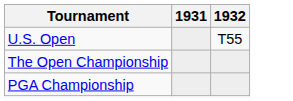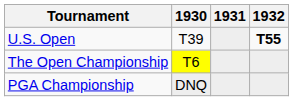+ column: (191, 16)
(230, 39) normal -> (269, 39) bold
